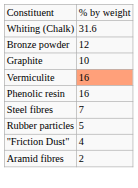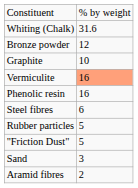(81, 110) 7 -> (81, 110) 6
(81, 142) 4 -> (81, 142) 5
+ row: (17, 158)
